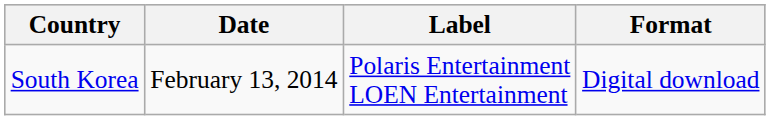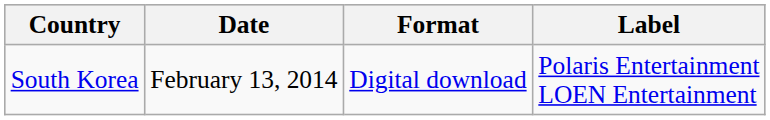columns swapped: (671, 24) <-> (460, 24)
